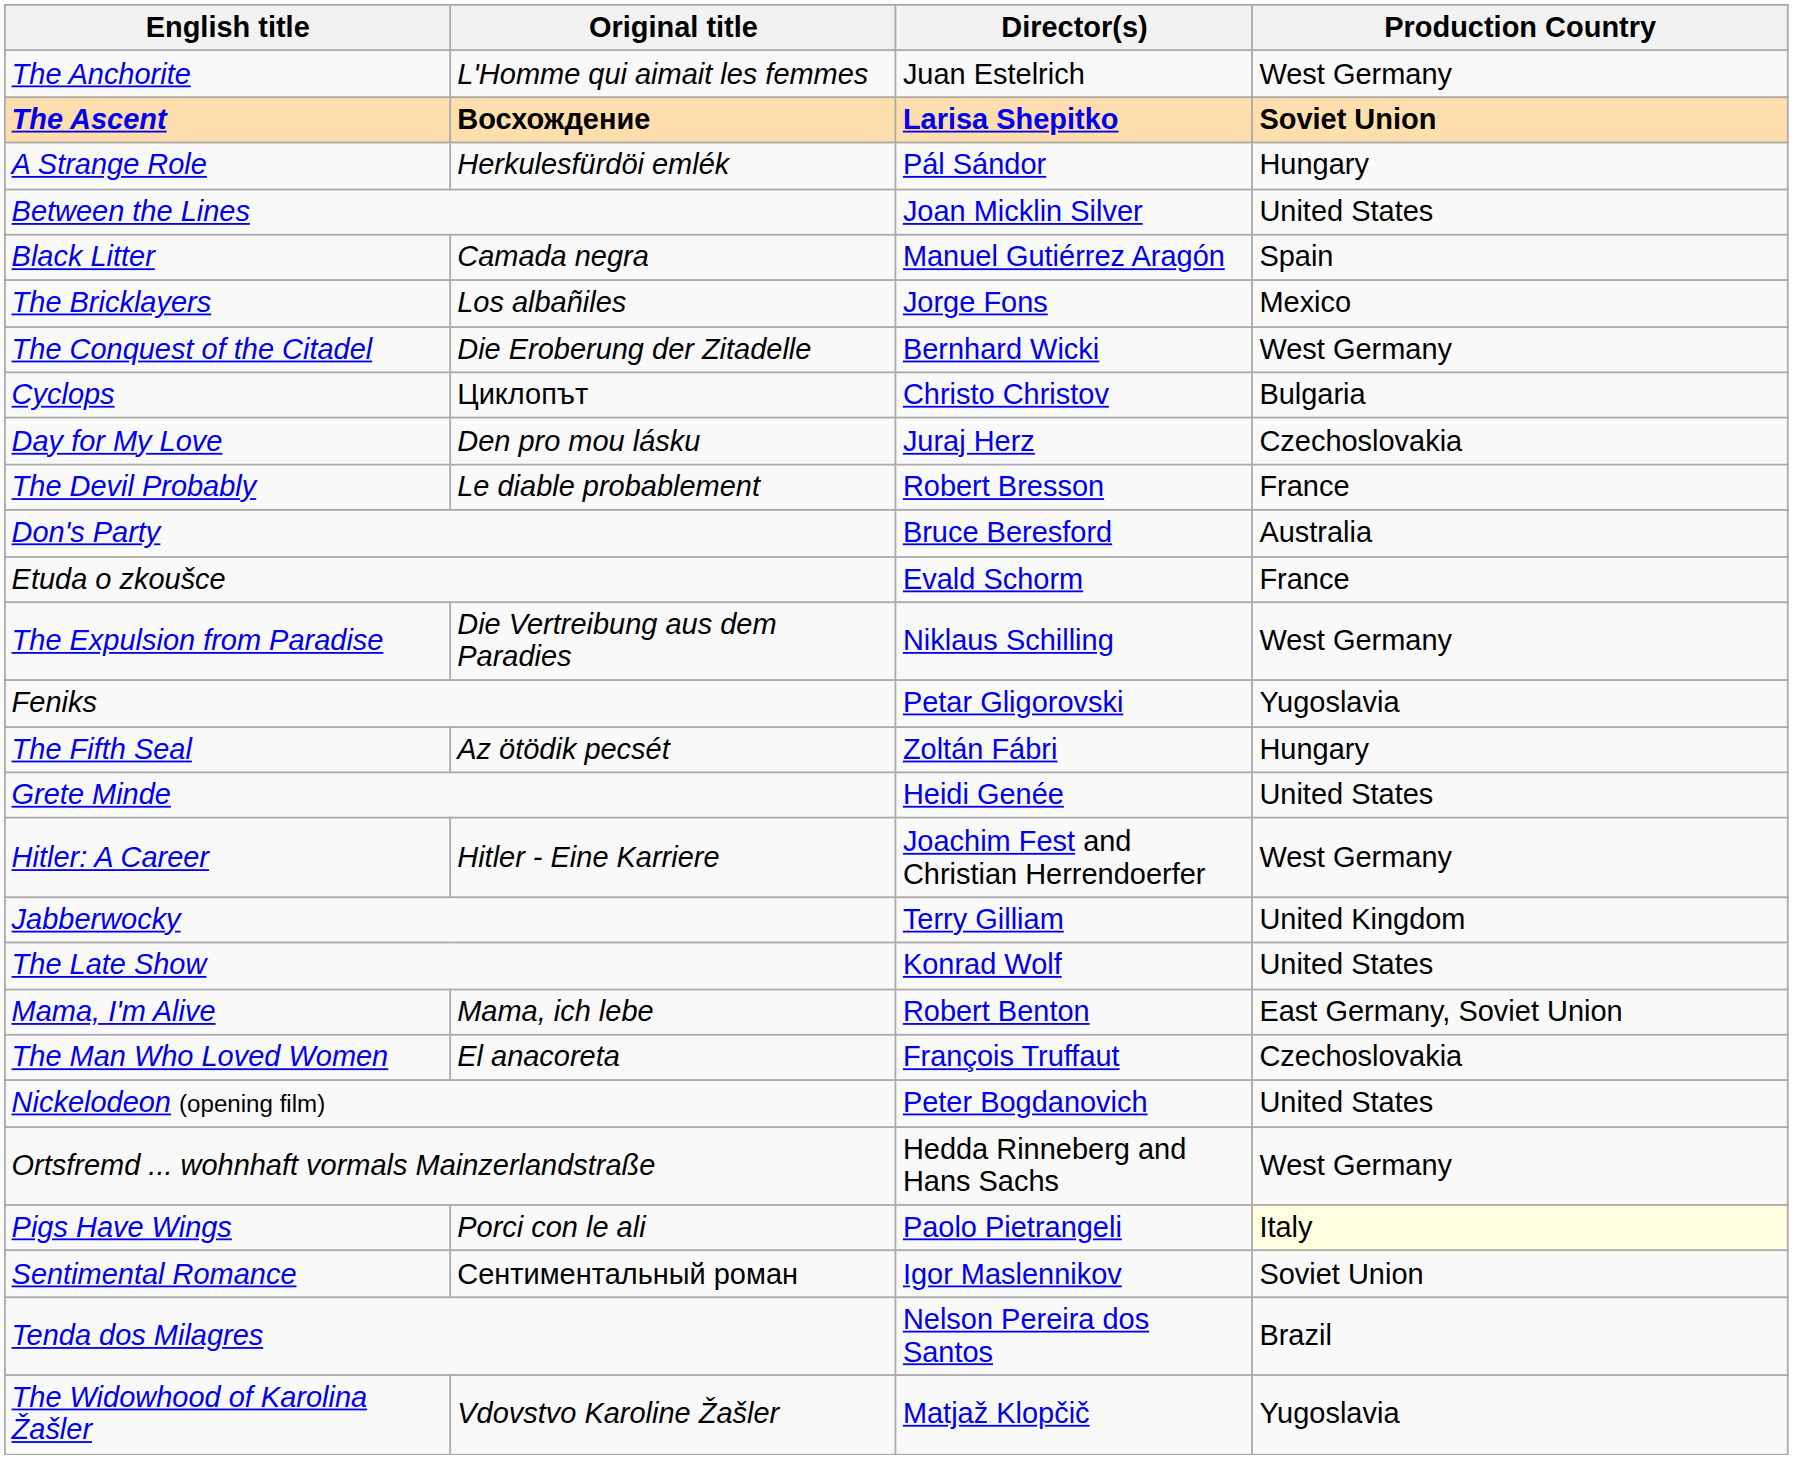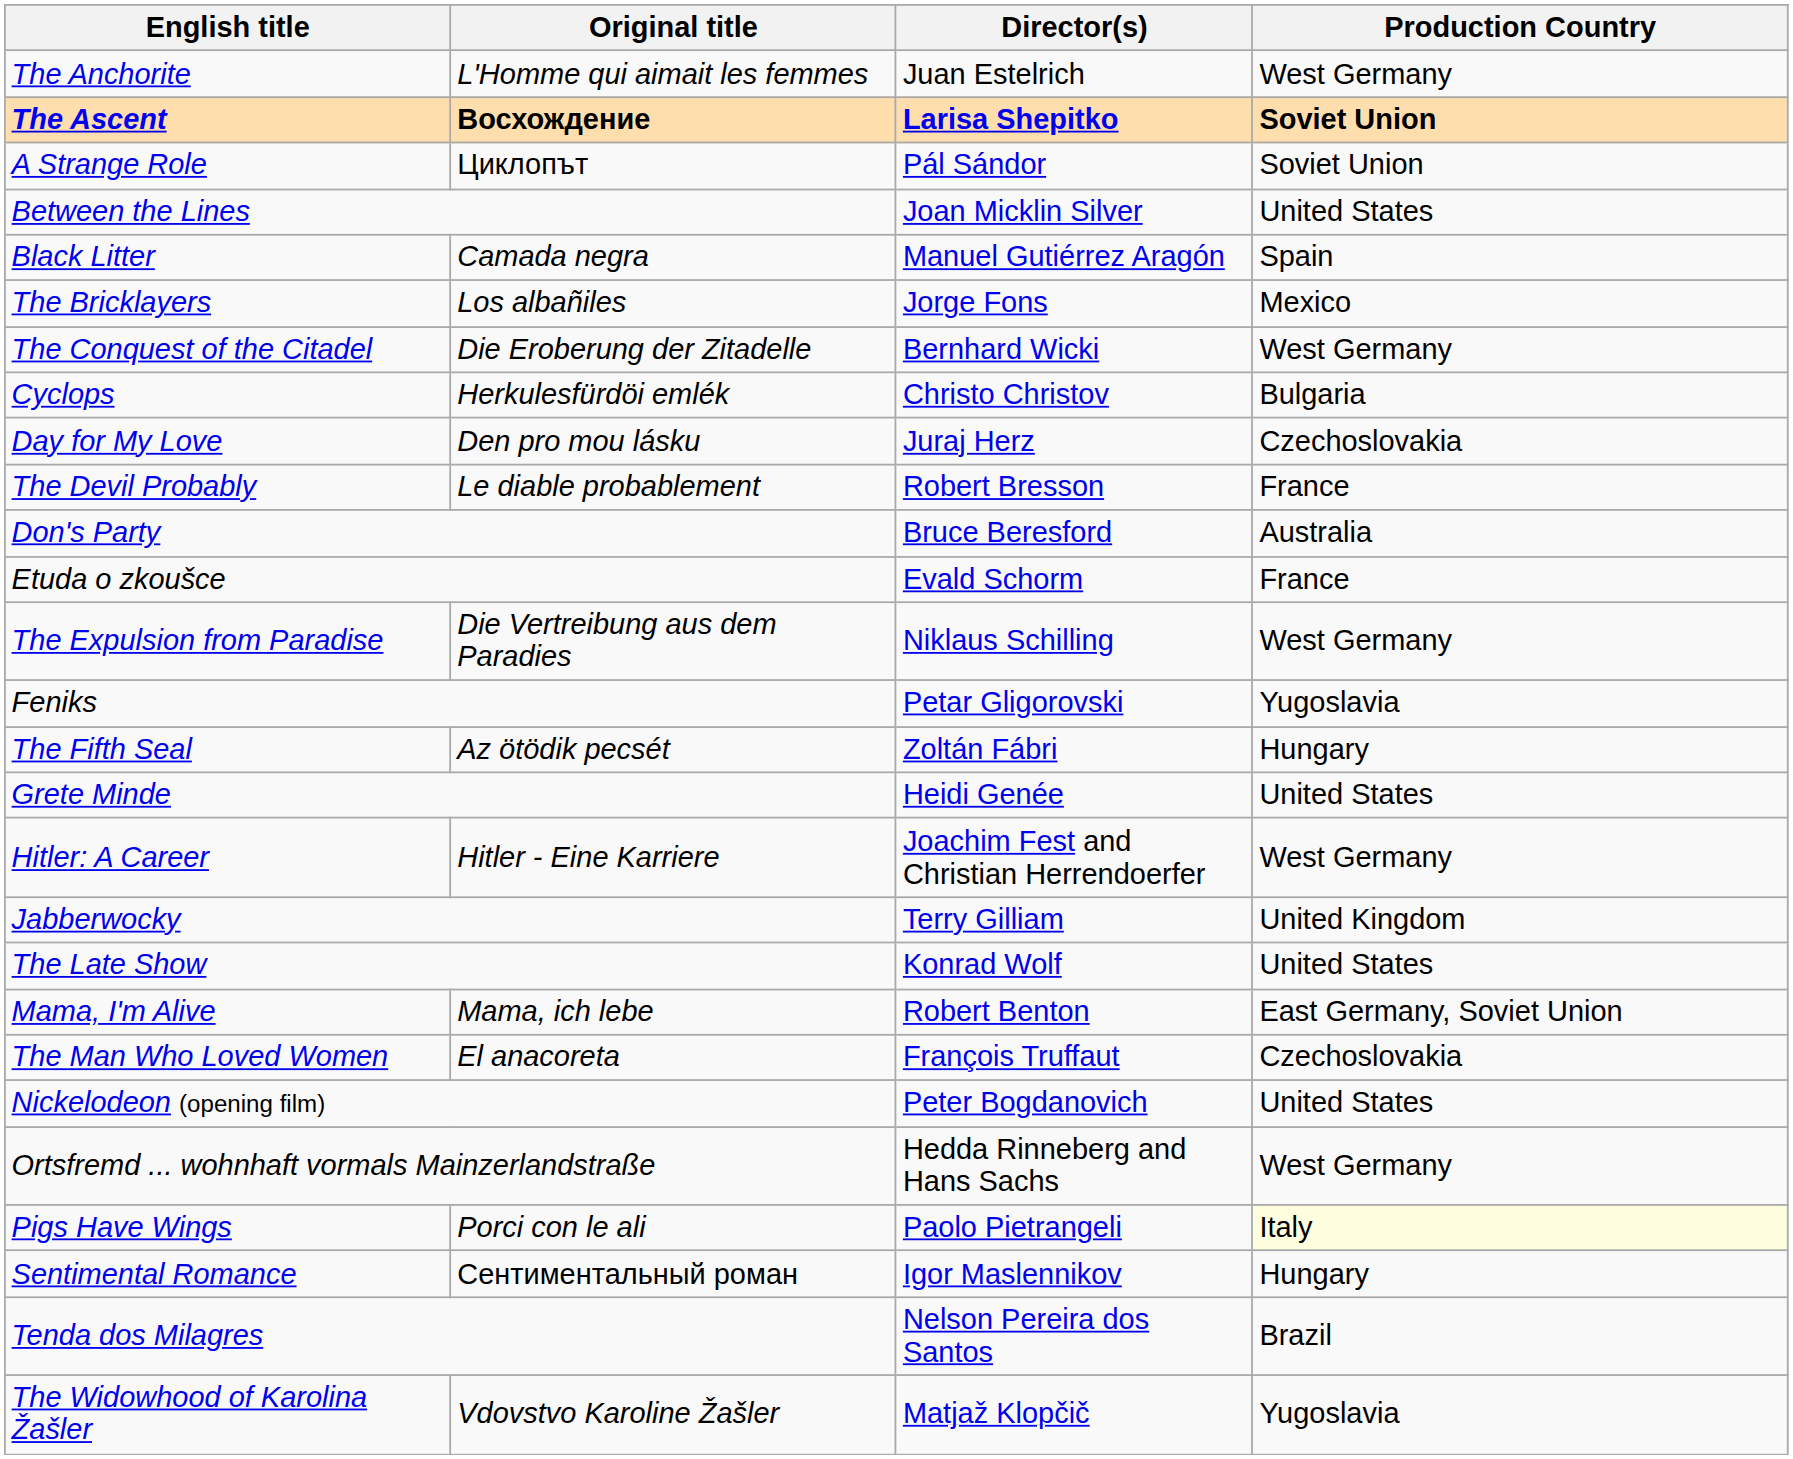(593, 165) Herkulesfürdöi emlék -> (523, 165) Циклопът
(1314, 165) Hungary -> (1342, 165) Soviet Union
(523, 394) Циклопът -> (593, 394) Herkulesfürdöi emlék
(1342, 1273) Soviet Union -> (1314, 1273) Hungary
